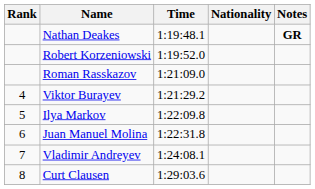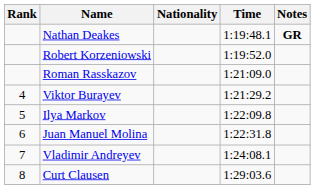columns swapped: (241, 14) <-> (181, 14)
